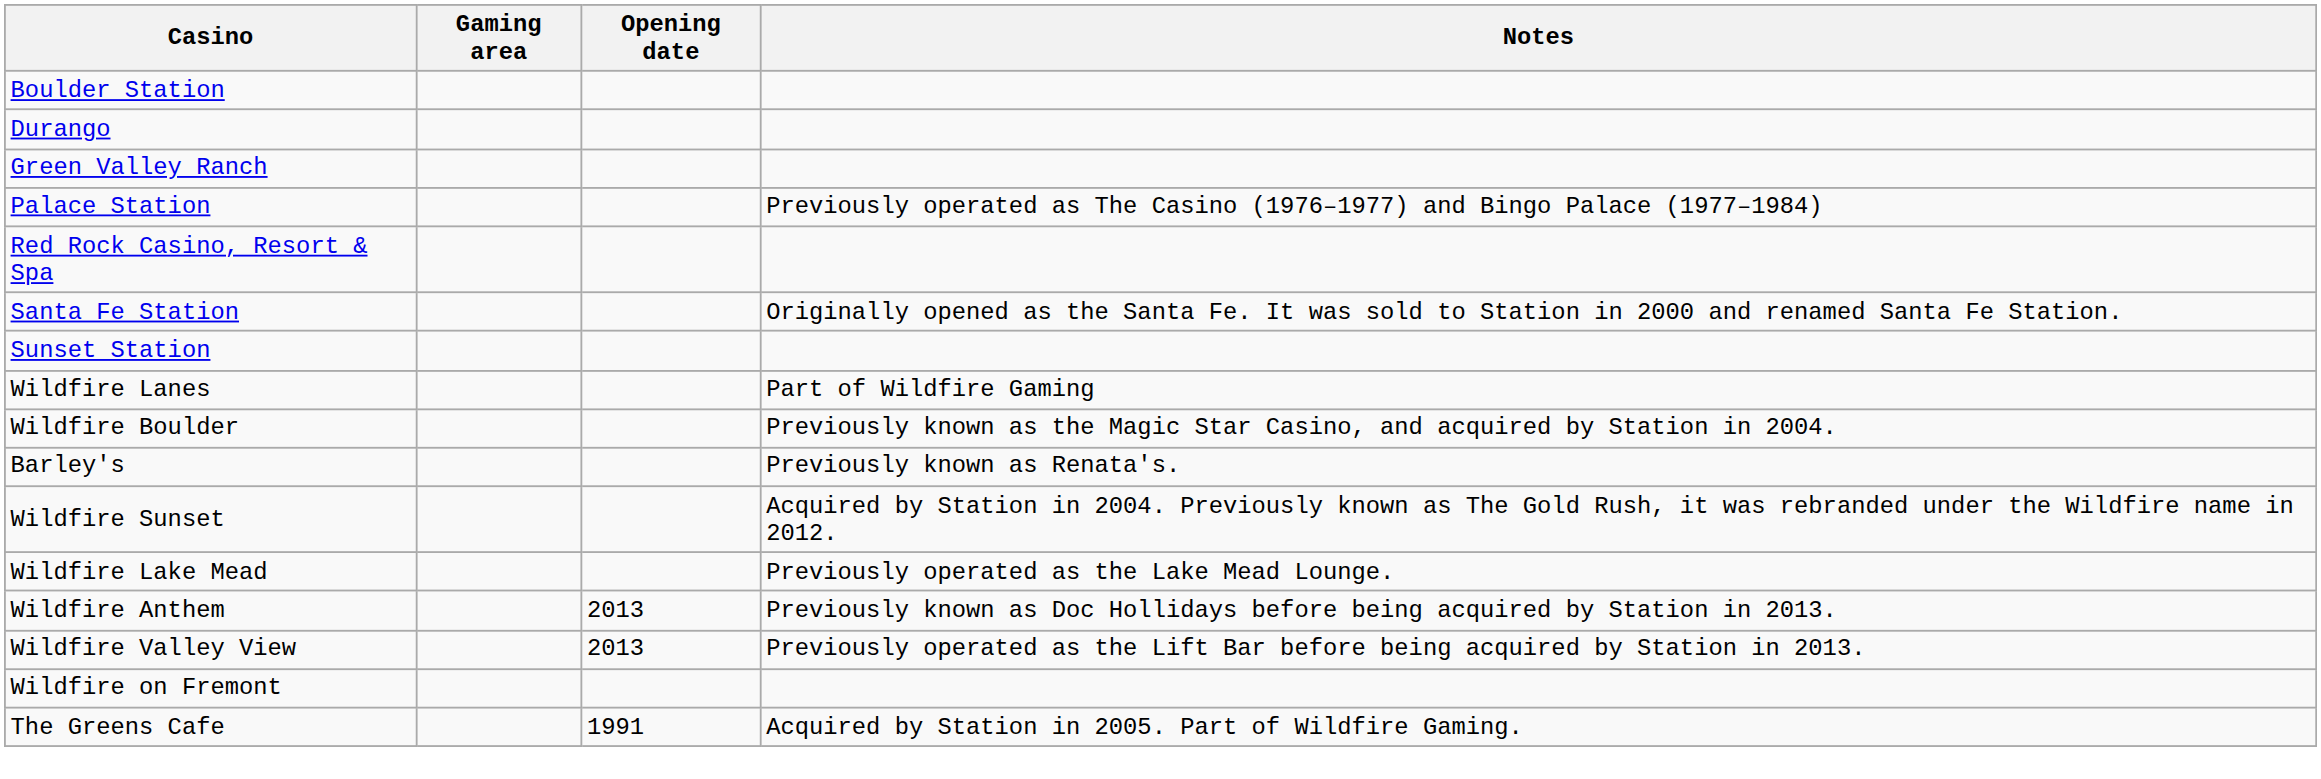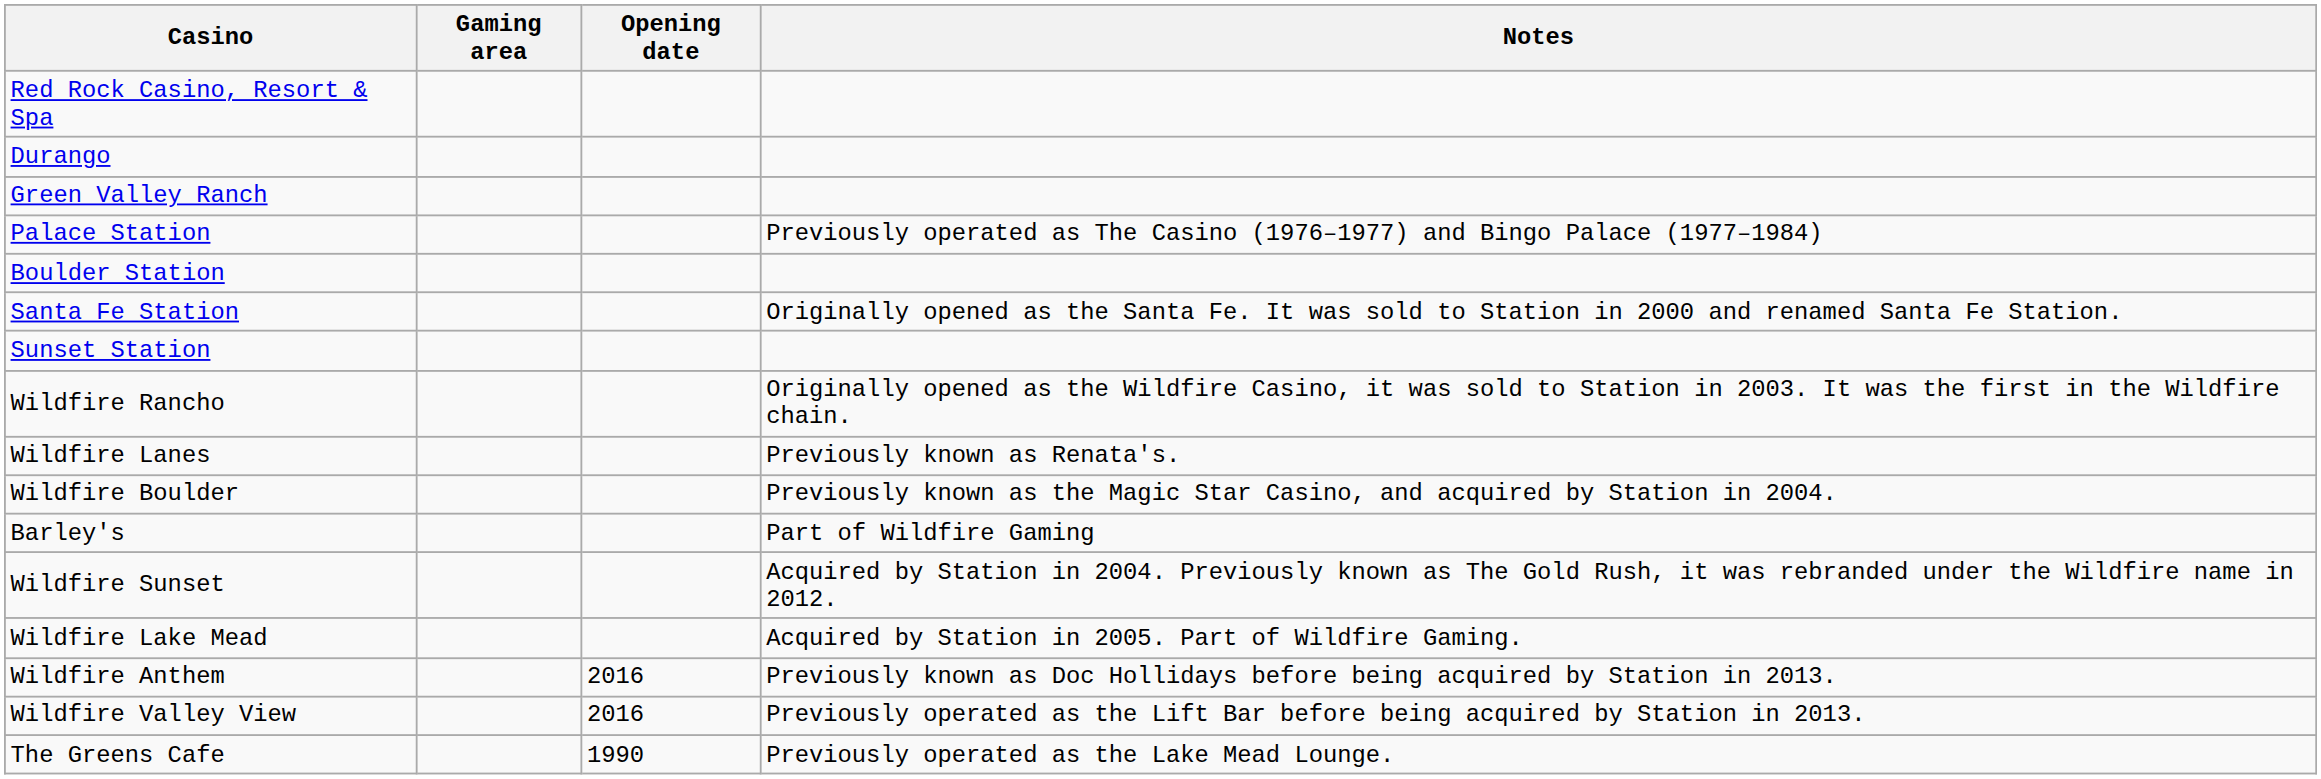rows swapped: (118, 91) <-> (189, 259)
+ row: (118, 403)
(930, 389) Part of Wildfire Gaming -> (973, 456) Previously known as Renata's.
(973, 467) Previously known as Renata's. -> (930, 533) Part of Wildfire Gaming
(1080, 572) Previously operated as the Lake Mead Lounge. -> (1144, 638) Acquired by Station in 2005. Part of Wildfire Gaming.
(615, 611) 2013 -> (615, 677) 2016
(615, 649) 2013 -> (615, 716) 2016
- row: (146, 688)
(615, 727) 1991 -> (615, 754) 1990
(1144, 727) Acquired by Station in 2005. Part of Wildfire Gaming. -> (1080, 754) Previously operated as the Lake Mead Lounge.
